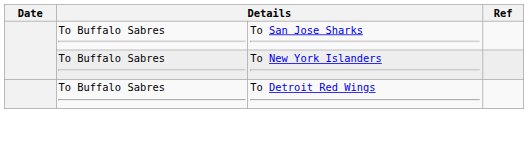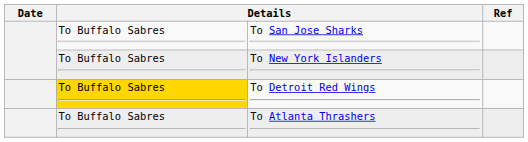(152, 91) no background -> (152, 91) gold background
+ row: (365, 120)
